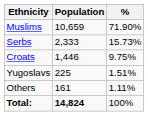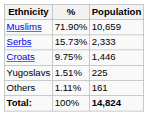columns swapped: (79, 12) <-> (125, 12)
